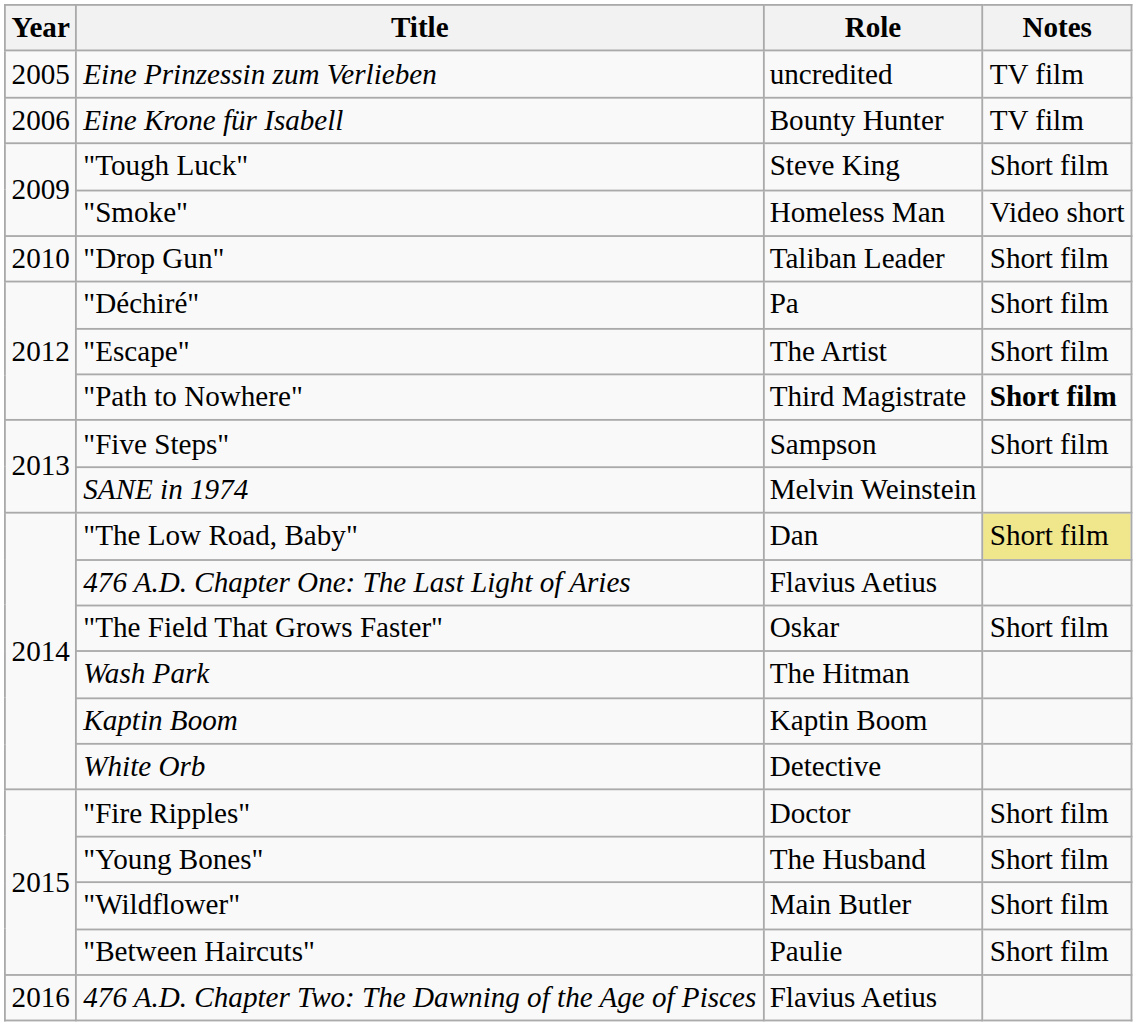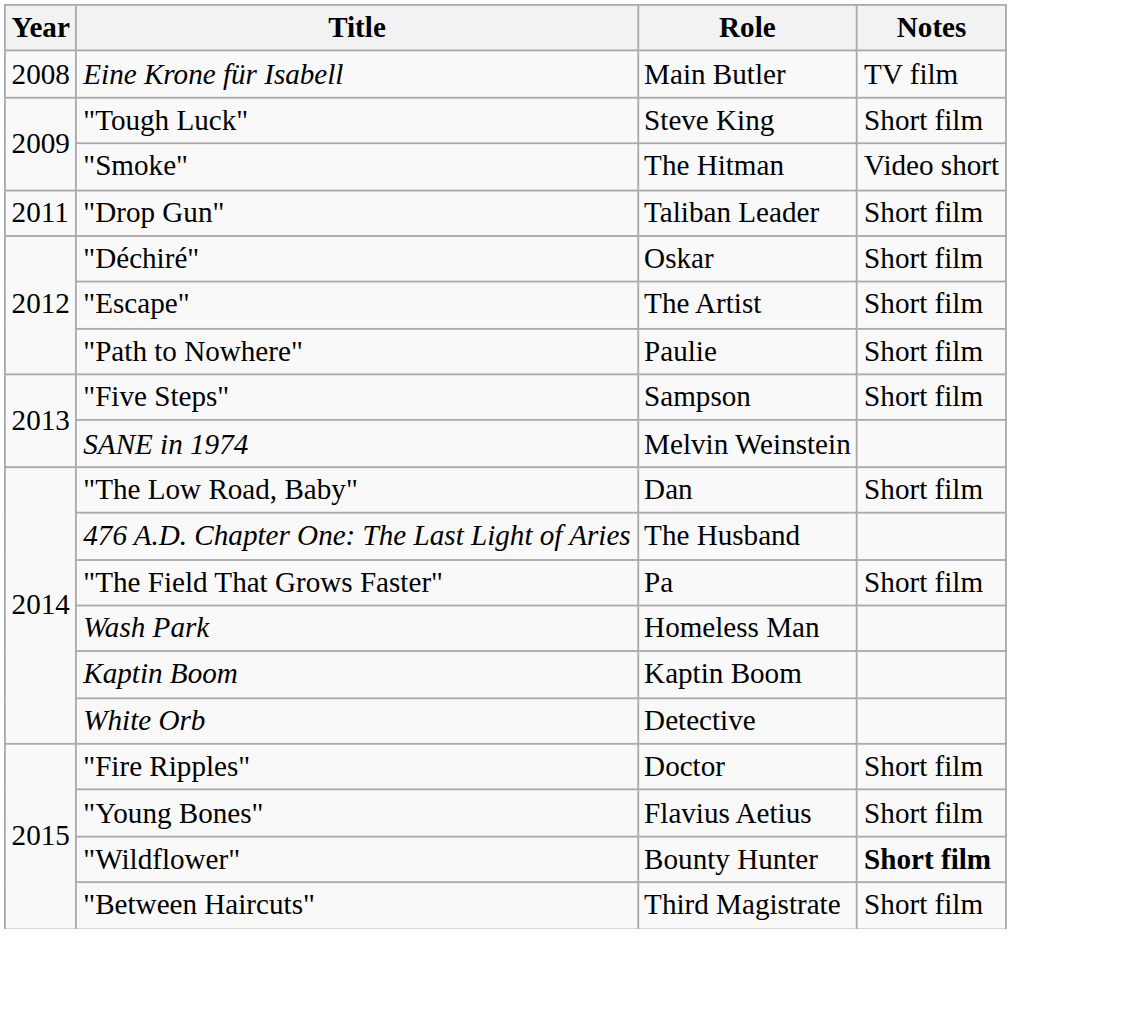- row: (260, 73)
(41, 119) 2006 -> (41, 73) 2008
(857, 119) Bounty Hunter -> (715, 73) Main Butler
(857, 212) Homeless Man -> (714, 166) The Hitman
(41, 258) 2010 -> (40, 212) 2011
(784, 304) Pa -> (679, 258) Oskar
(868, 397) Third Magistrate -> (680, 350) Paulie
(1053, 397) bold -> (924, 350) normal
(1049, 535) khaki background -> (924, 489) no background
(853, 581) Flavius Aetius -> (722, 535) The Husband
(804, 627) Oskar -> (659, 581) Pa
(840, 674) The Hitman -> (732, 627) Homeless Man
(848, 858) The Husband -> (728, 812) Flavius Aetius
(840, 905) Main Butler -> (731, 858) Bounty Hunter
(1049, 905) normal -> (928, 858) bold
(806, 951) Paulie -> (742, 905) Third Magistrate
- row: (420, 997)
